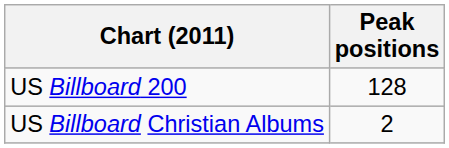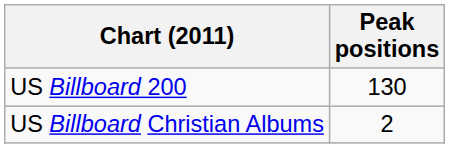(387, 86) 128 -> (387, 86) 130
